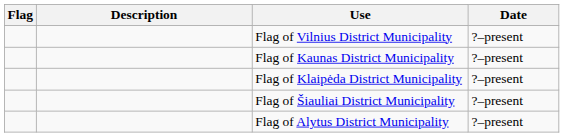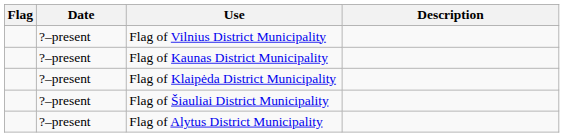columns swapped: (513, 15) <-> (144, 15)
